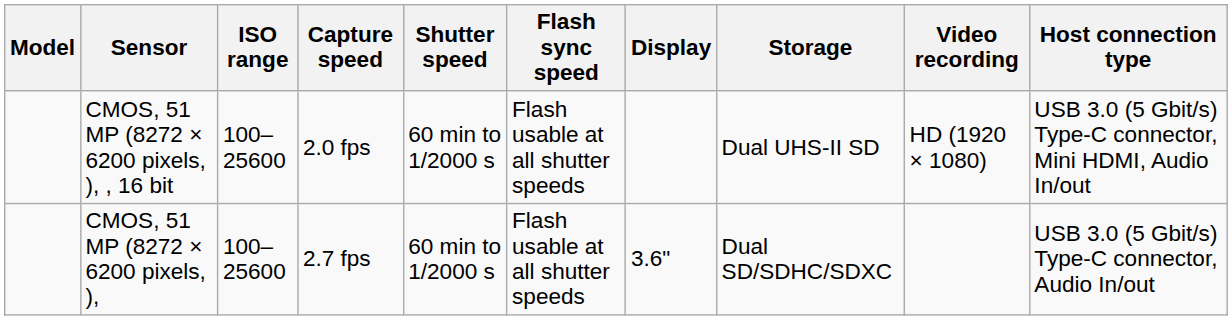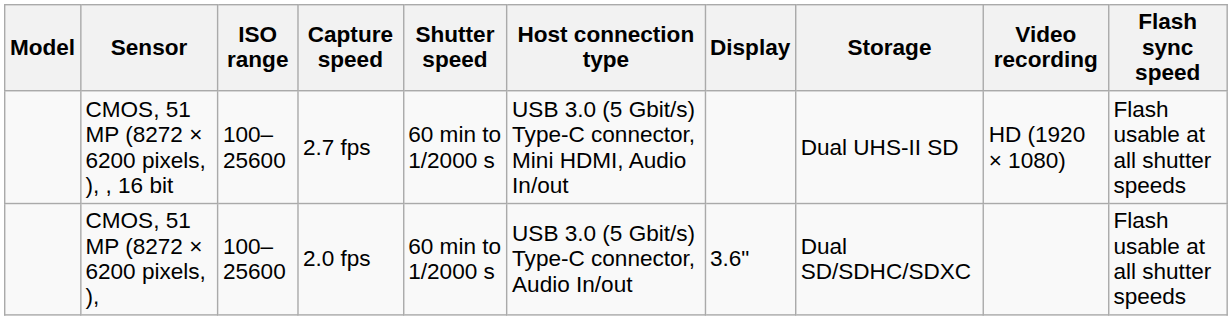columns swapped: (566, 47) <-> (1128, 47)
(337, 146) 2.0 fps -> (337, 146) 2.7 fps
(337, 258) 2.7 fps -> (337, 258) 2.0 fps
